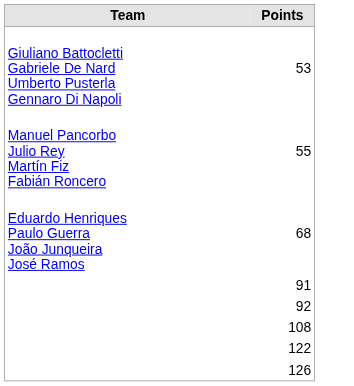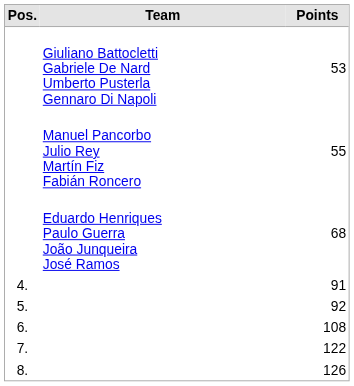+ column: (22, 16)
